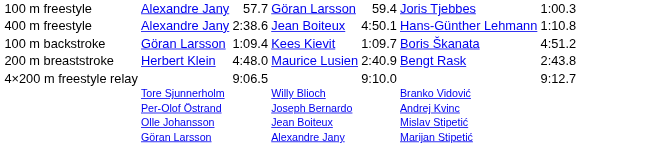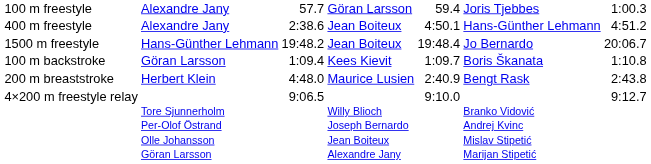(558, 26) 1:10.8 -> (629, 26) 4:51.2
+ row: (52, 43)
(558, 43) 4:51.2 -> (629, 61) 1:10.8
